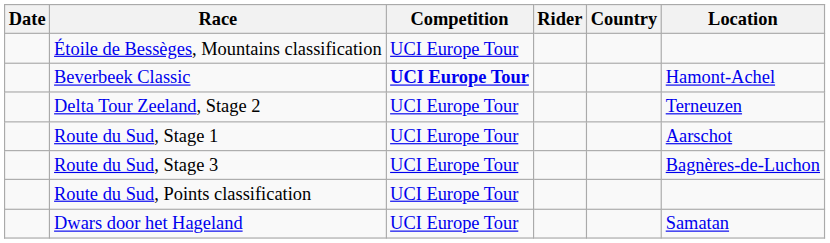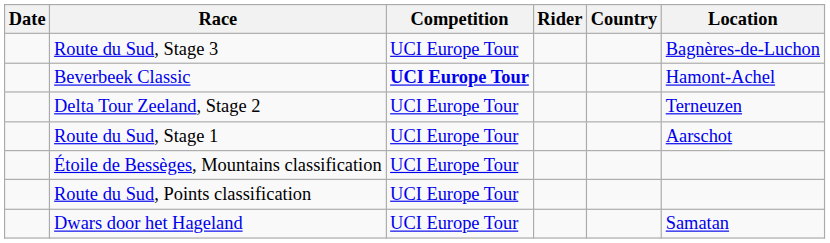rows swapped: (218, 48) <-> (136, 164)
